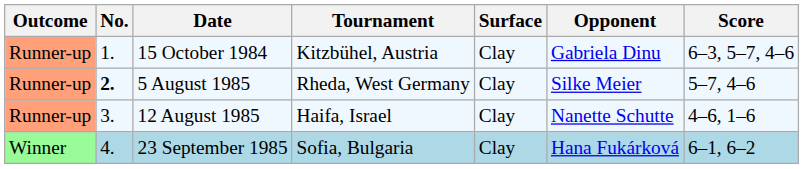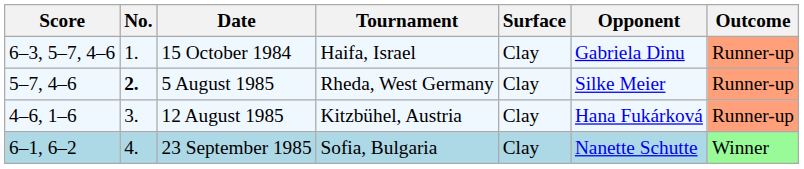columns swapped: (50, 20) <-> (741, 20)
(367, 52) Kitzbühel, Austria -> (368, 52) Haifa, Israel
(344, 116) Haifa, Israel -> (391, 116) Kitzbühel, Austria
(612, 116) Nanette Schutte -> (639, 116) Hana Fukárková
(615, 147) Hana Fukárková -> (636, 147) Nanette Schutte
